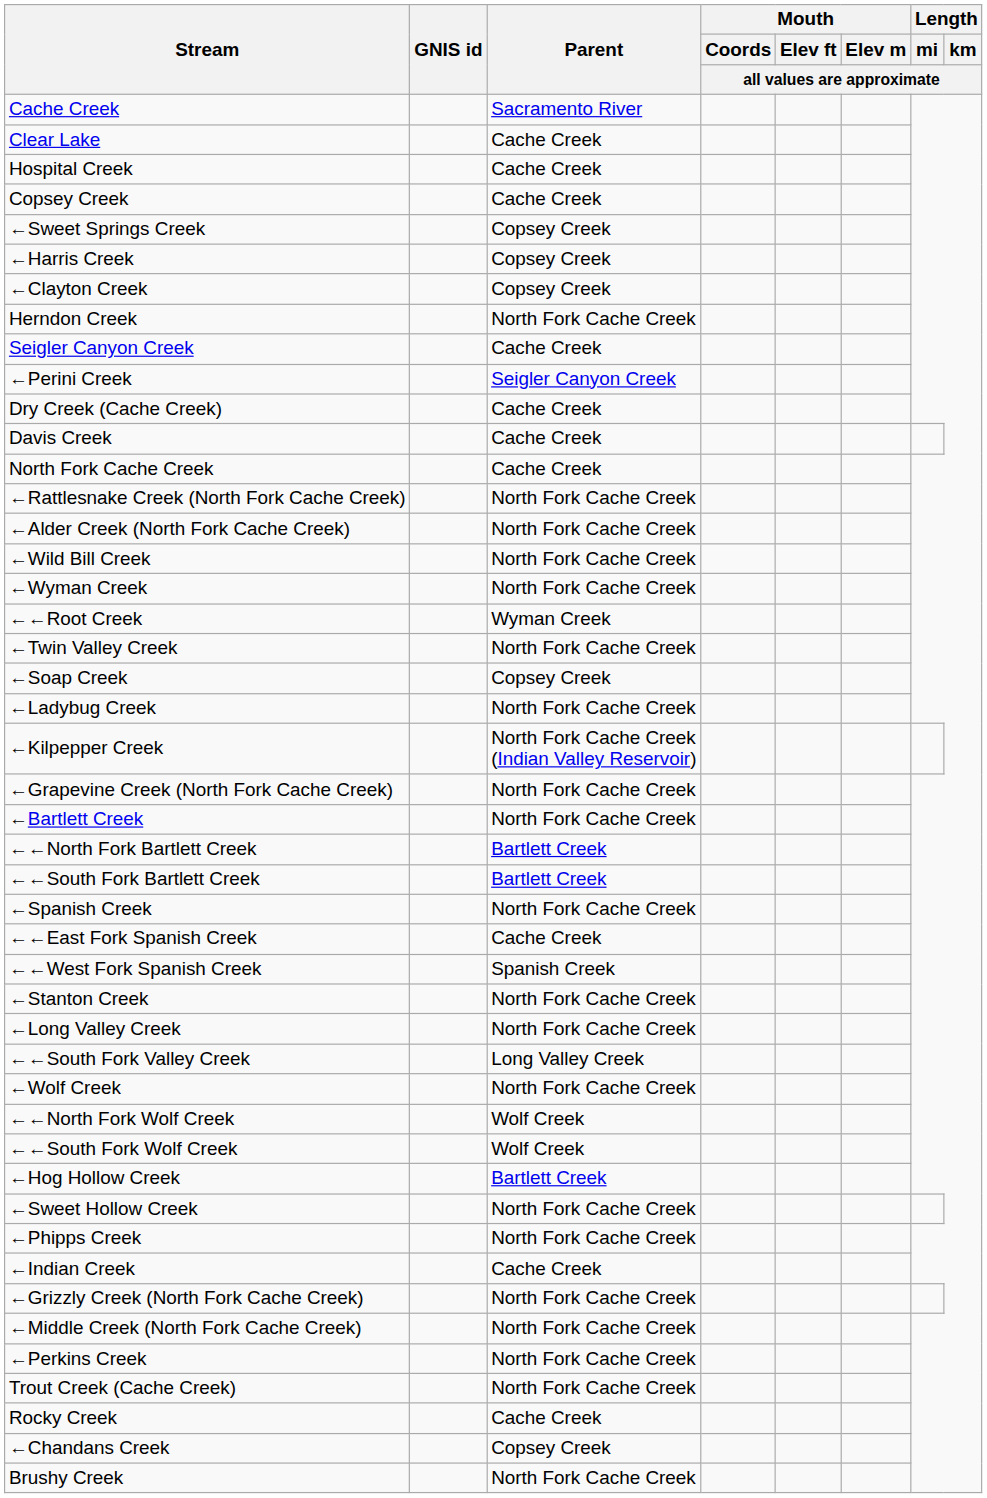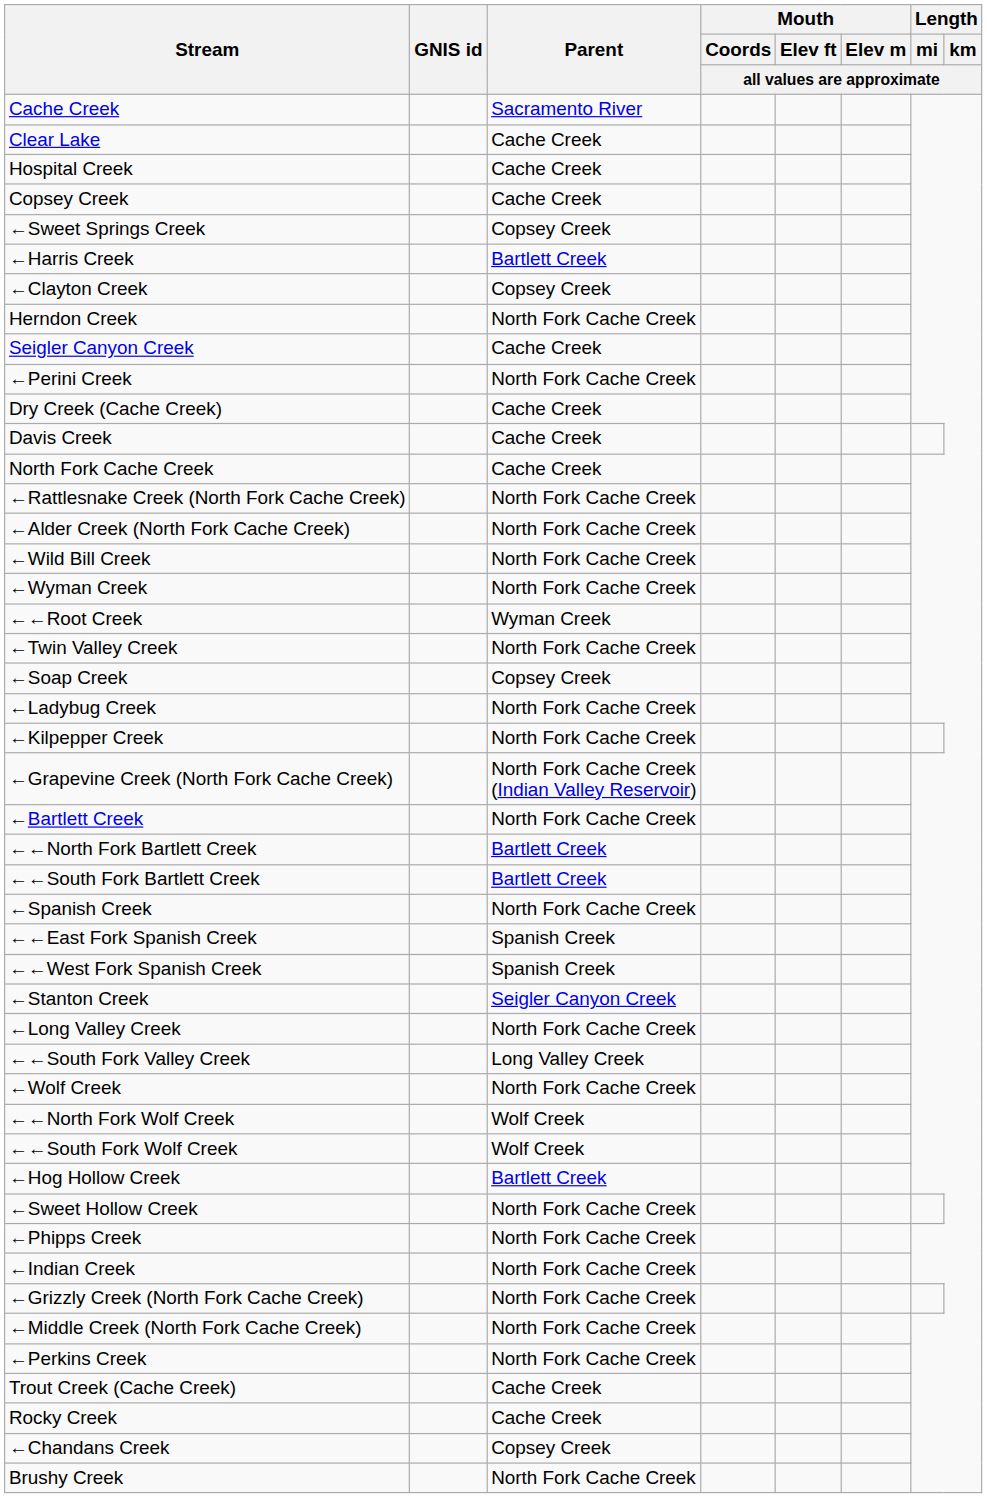(551, 259) Copsey Creek -> (549, 259) Bartlett Creek
(583, 378) Seigler Canyon Creek -> (593, 378) North Fork Cache Creek
(594, 748) North Fork Cache Creek (Indian Valley Reservoir) -> (593, 738) North Fork Cache Creek
(593, 789) North Fork Cache Creek -> (594, 778) North Fork Cache Creek (Indian Valley Reservoir)
(546, 938) Cache Creek -> (553, 938) Spanish Creek
(593, 998) North Fork Cache Creek -> (583, 998) Seigler Canyon Creek
(546, 1268) Cache Creek -> (593, 1268) North Fork Cache Creek
(593, 1388) North Fork Cache Creek -> (546, 1388) Cache Creek
